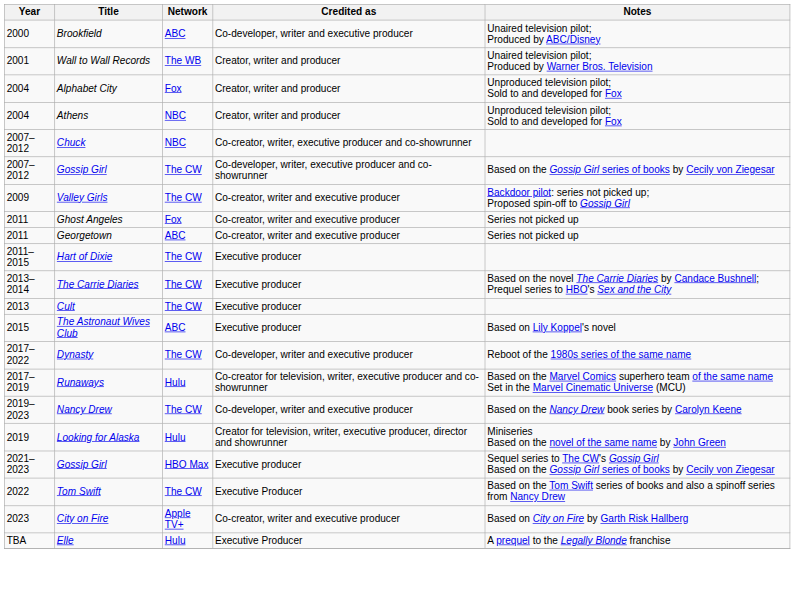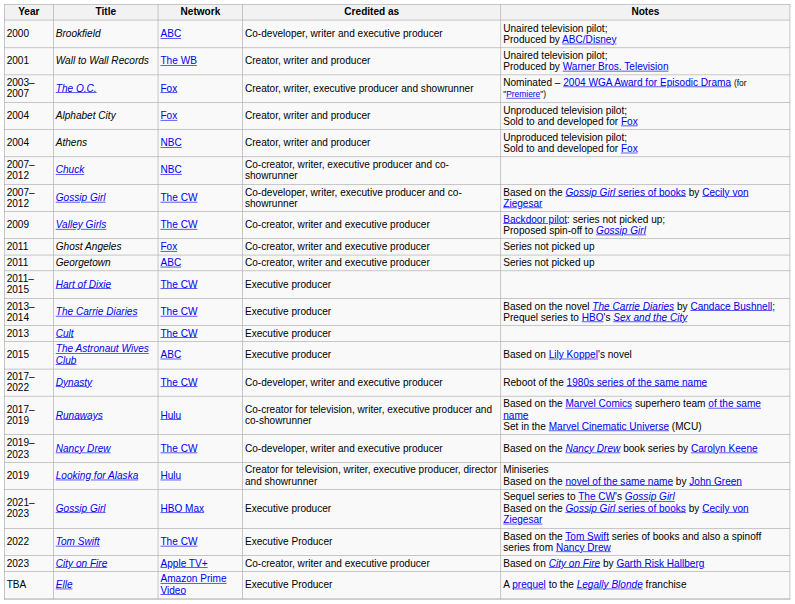+ row: (21, 88)
(175, 540) Hulu -> (194, 585) Amazon Prime Video
